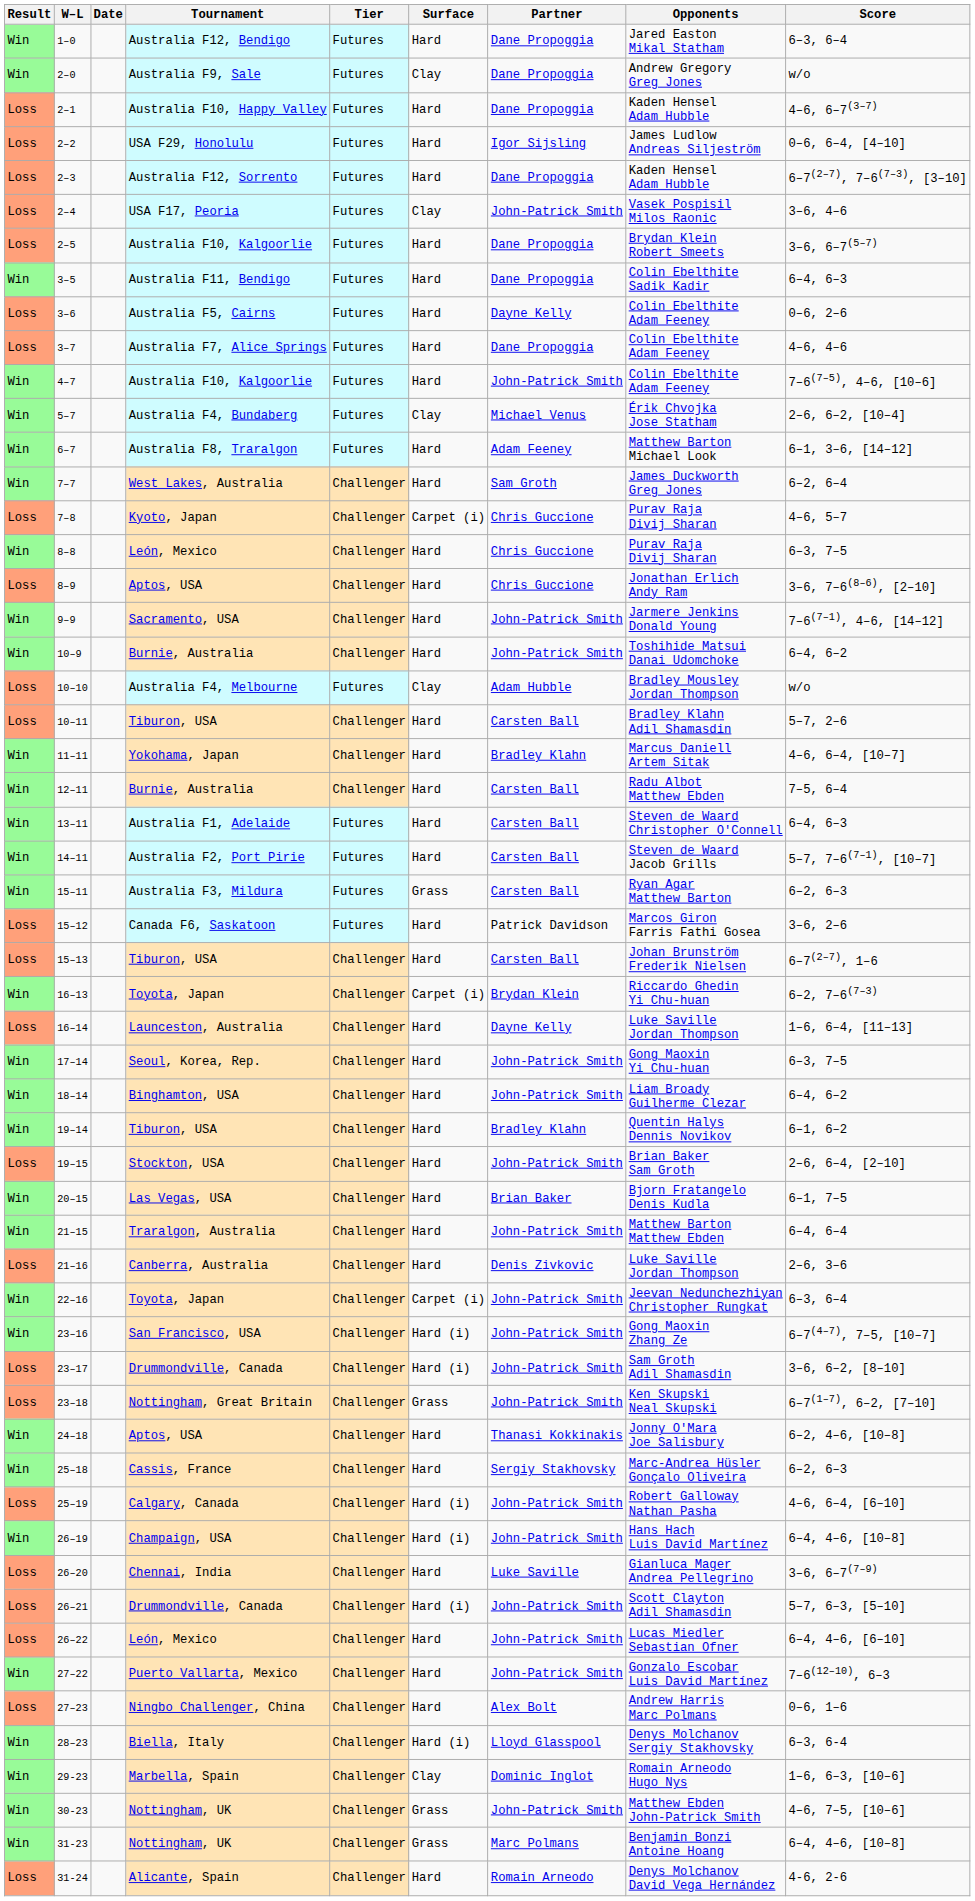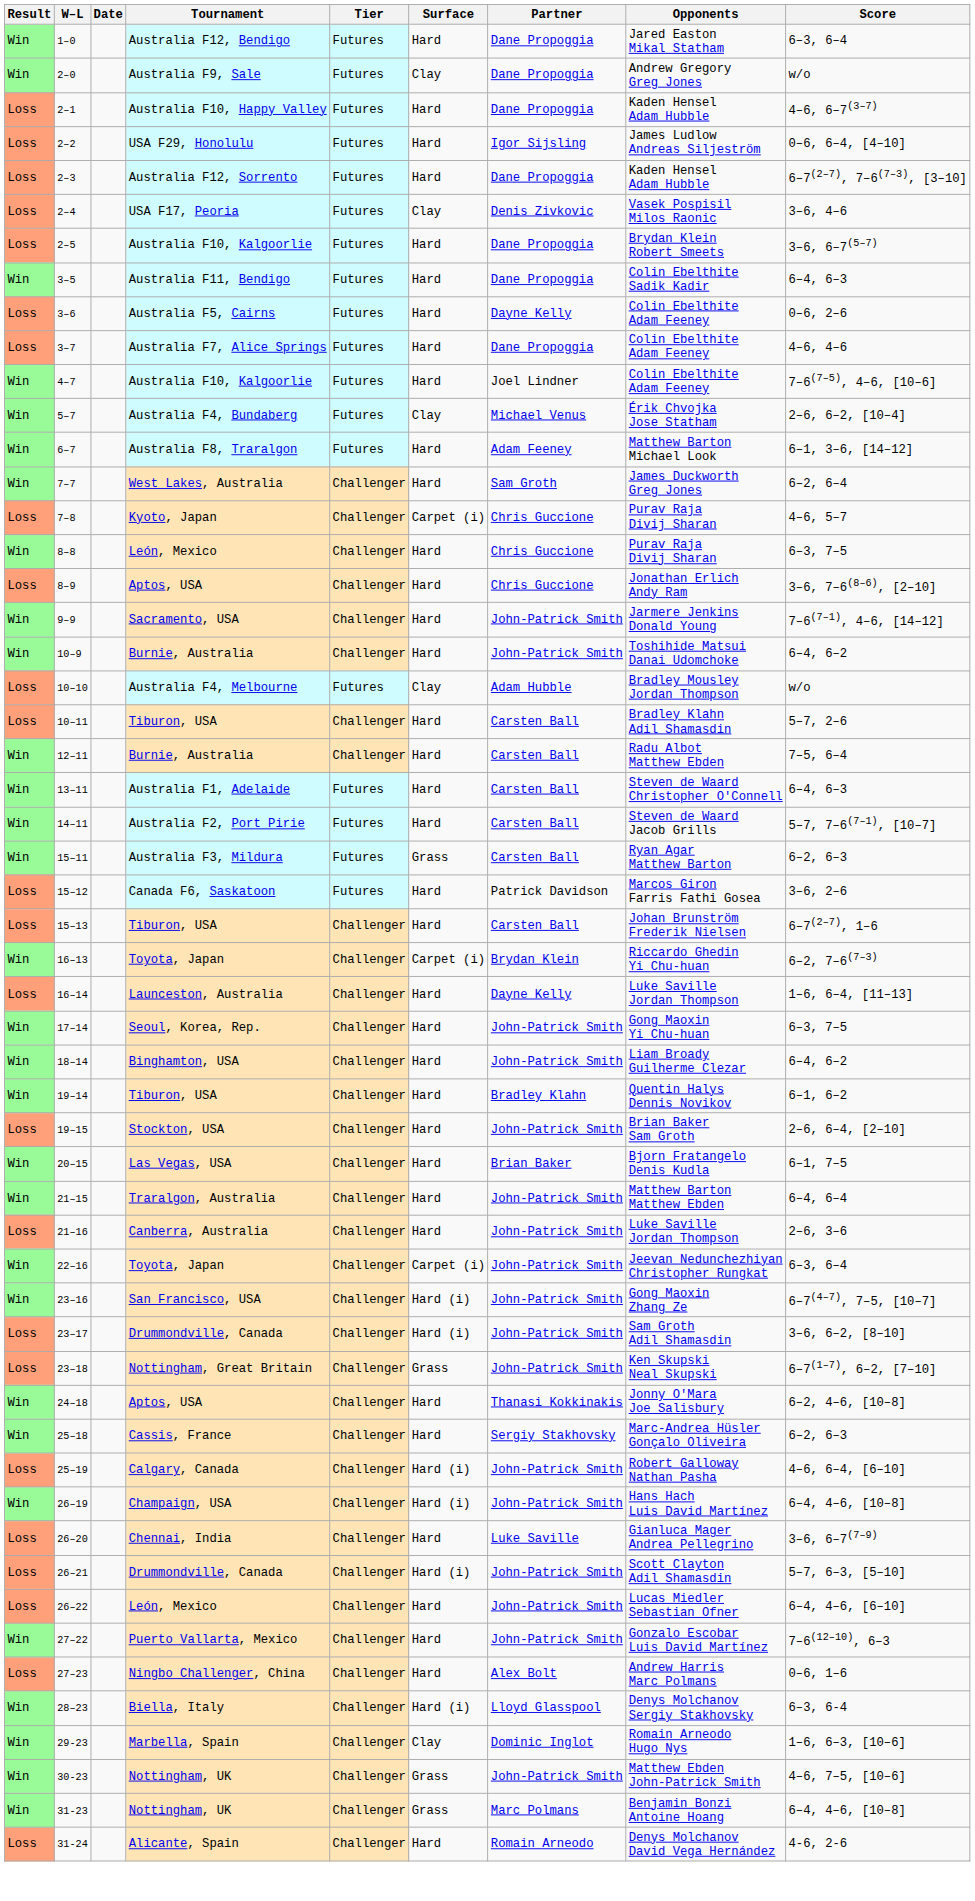(557, 211) John-Patrick Smith -> (542, 211) Denis Zivkovic
(557, 382) John-Patrick Smith -> (535, 382) Joel Lindner
- row: (72, 756)
(542, 1266) Denis Zivkovic -> (557, 1232) John-Patrick Smith
